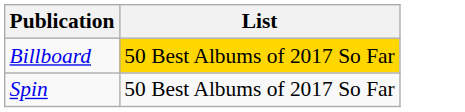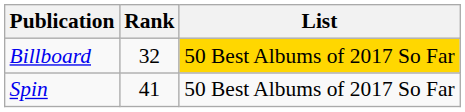+ column: (149, 21)
